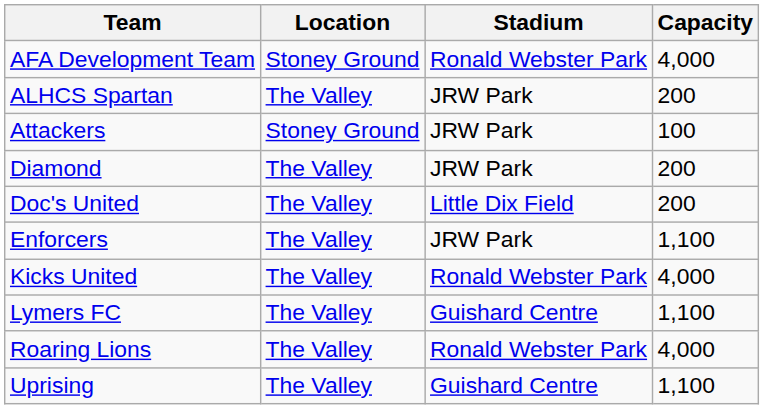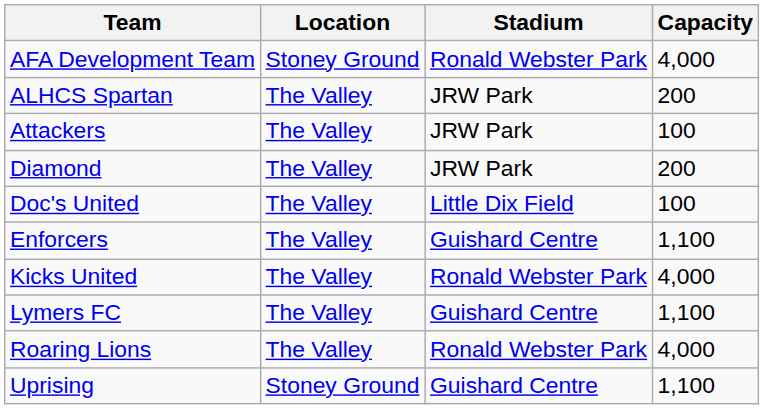(343, 131) Stoney Ground -> (319, 131) The Valley
(677, 204) 200 -> (677, 204) 100
(481, 240) JRW Park -> (514, 240) Guishard Centre
(319, 385) The Valley -> (343, 385) Stoney Ground
